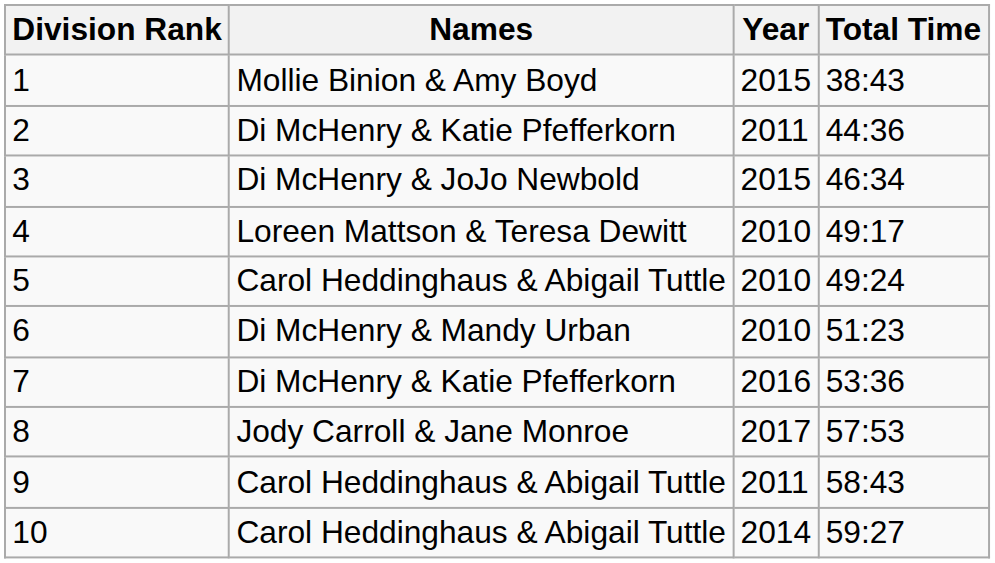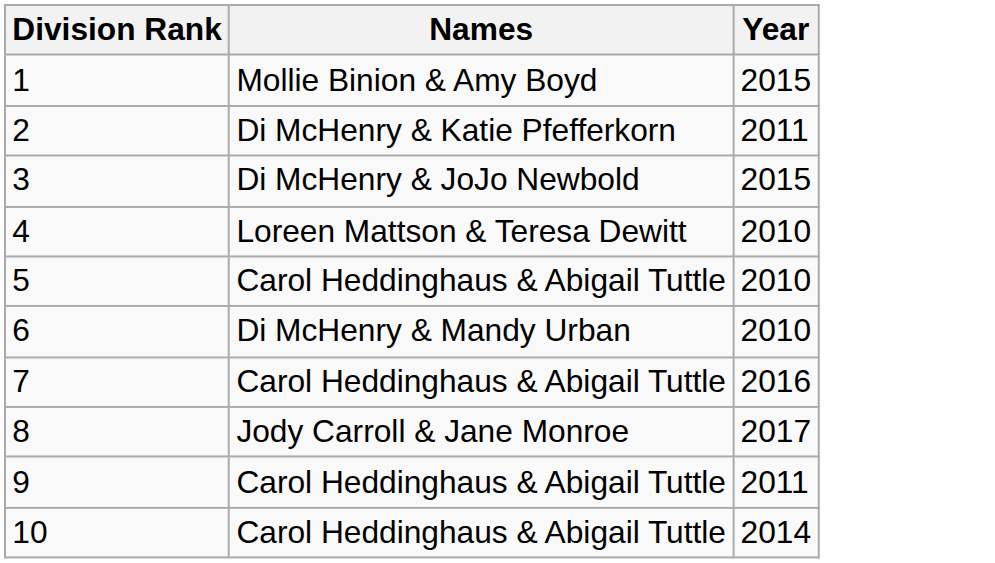- column: (903, 29)
(456, 381) Di McHenry & Katie Pfefferkorn -> (481, 381) Carol Heddinghaus & Abigail Tuttle
